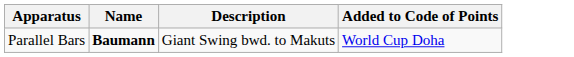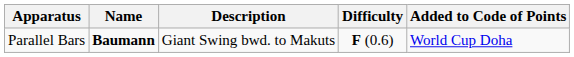+ column: (373, 16)
